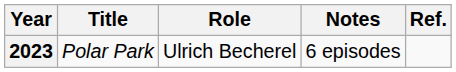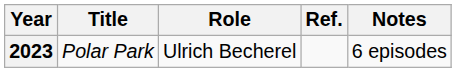columns swapped: (353, 20) <-> (428, 20)
